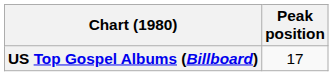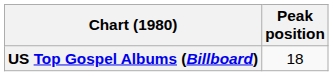(295, 58) 17 -> (295, 58) 18
